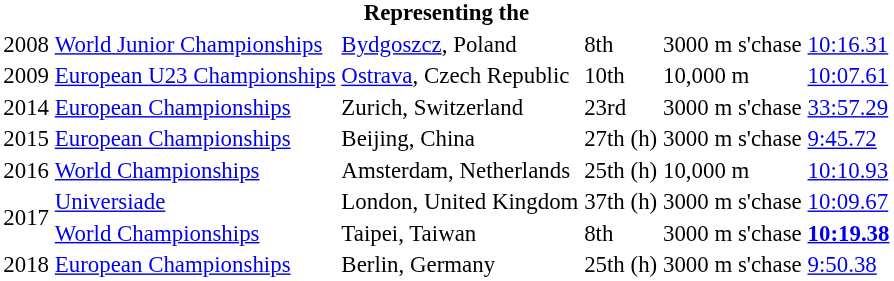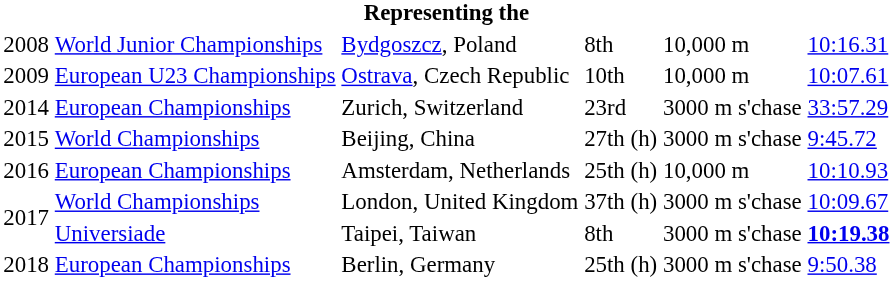(732, 44) 3000 m s'chase -> (706, 44) 10,000 m
(173, 138) European Championships -> (157, 138) World Championships
(157, 170) World Championships -> (173, 170) European Championships
(110, 201) Universiade -> (157, 201) World Championships
(157, 233) World Championships -> (110, 233) Universiade
